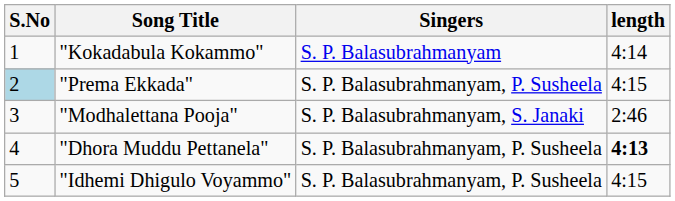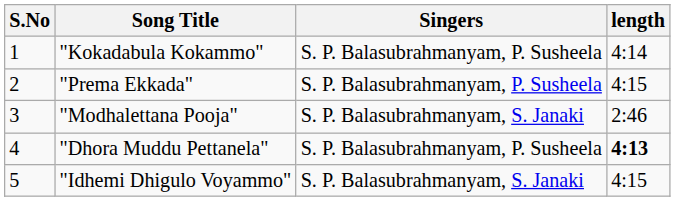(401, 52) S. P. Balasubrahmanyam -> (451, 52) S. P. Balasubrahmanyam, P. Susheela
(14, 84) lightblue background -> (14, 84) no background
(451, 180) S. P. Balasubrahmanyam, P. Susheela -> (442, 180) S. P. Balasubrahmanyam, S. Janaki
